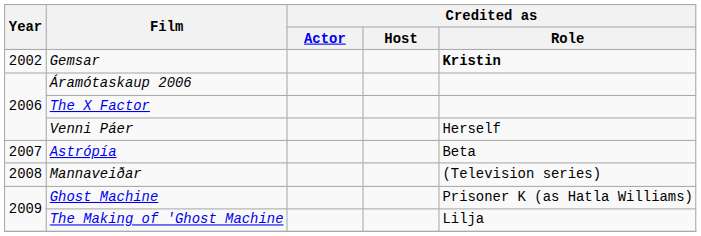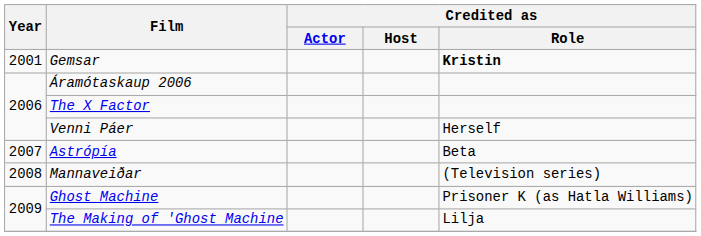(26, 61) 2002 -> (26, 61) 2001
